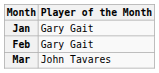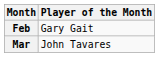- row: (21, 28)
